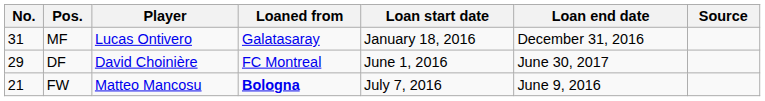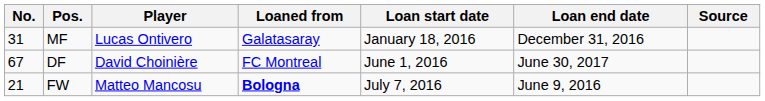(16, 62) 29 -> (16, 62) 67
